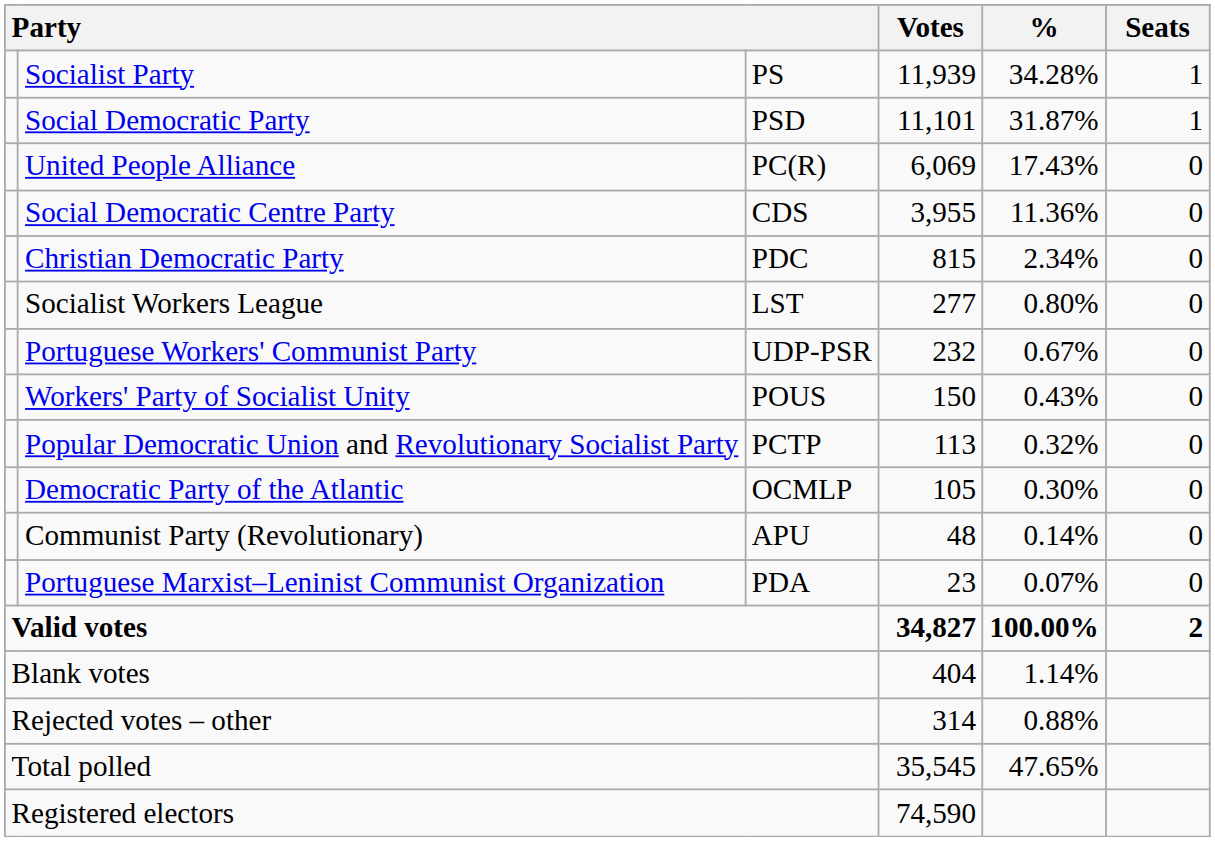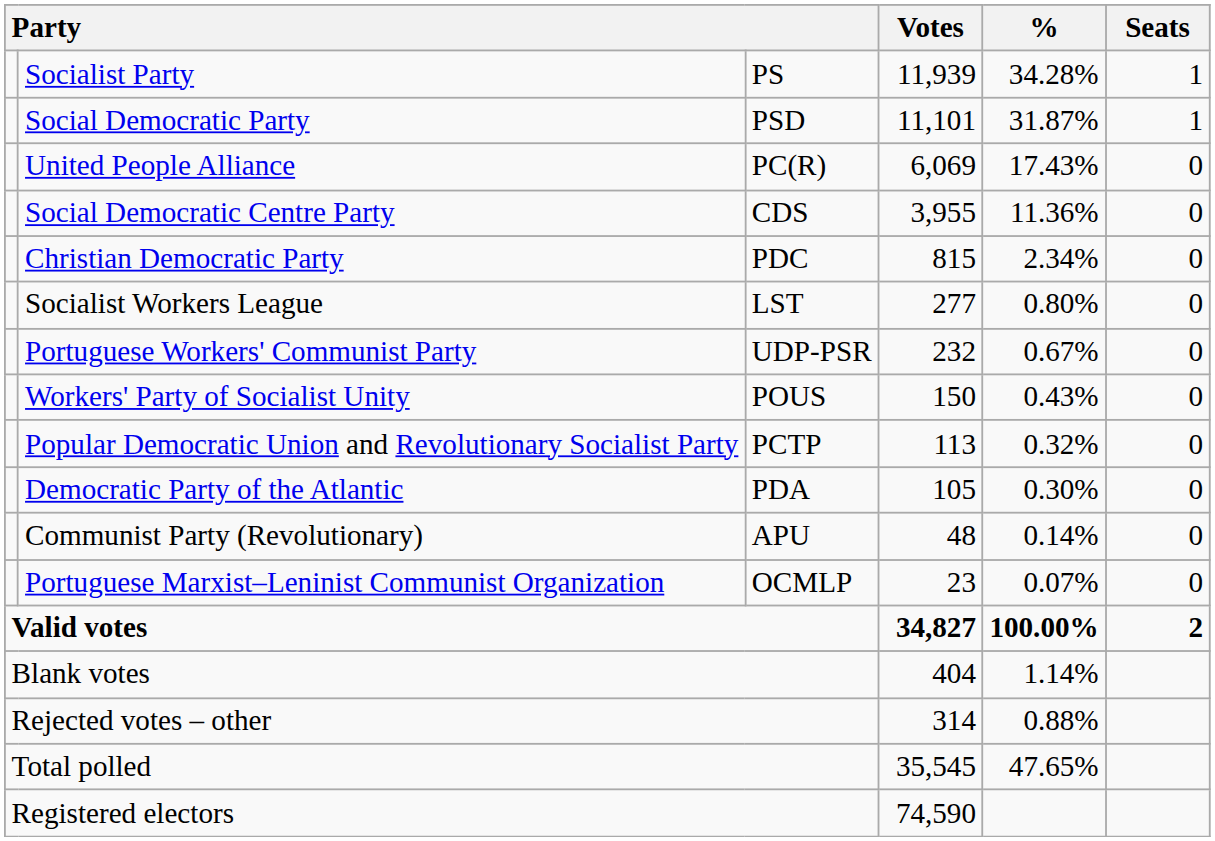(802, 489) OCMLP -> (781, 489) PDA
(781, 581) PDA -> (802, 581) OCMLP
